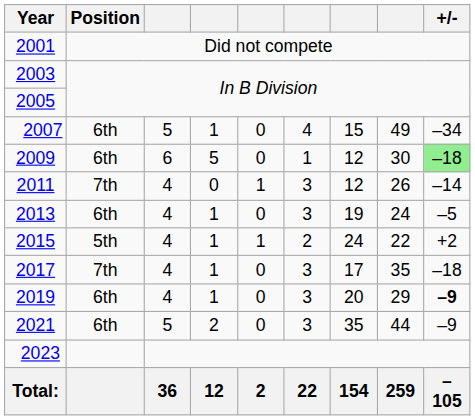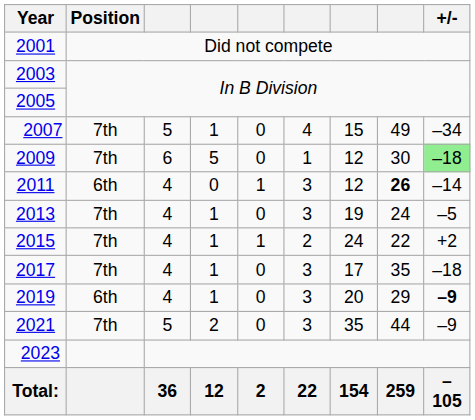(105, 130) 6th -> (105, 130) 7th
(105, 158) 6th -> (105, 158) 7th
(105, 185) 7th -> (105, 185) 6th
(400, 185) normal -> (400, 185) bold
(105, 213) 6th -> (105, 213) 7th
(105, 241) 5th -> (105, 241) 7th
(105, 325) 6th -> (105, 325) 7th
